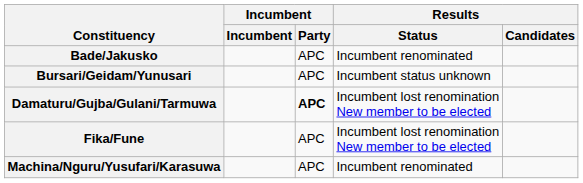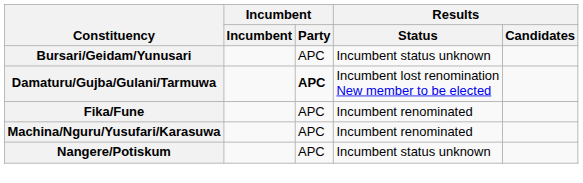- row: (114, 55)
(418, 139) Incumbent lost renomination New member to be elected -> (405, 111) Incumbent renominated
+ row: (114, 152)
